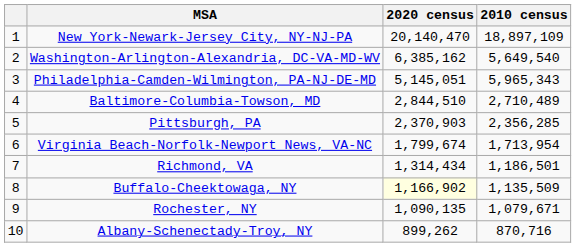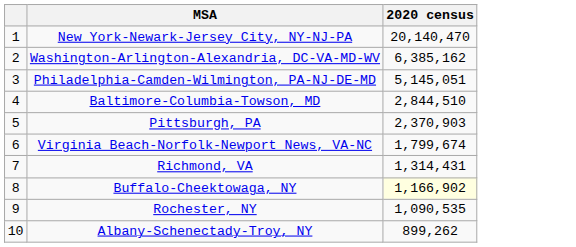- column: (524, 15)
(430, 167) 1,314,434 -> (430, 167) 1,314,431
(430, 210) 1,090,135 -> (430, 210) 1,090,535
